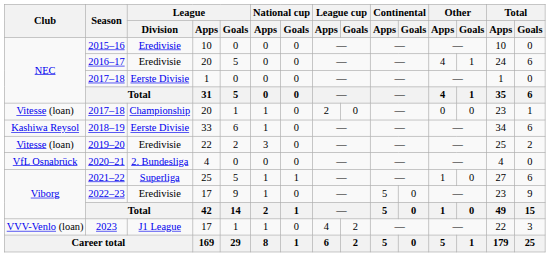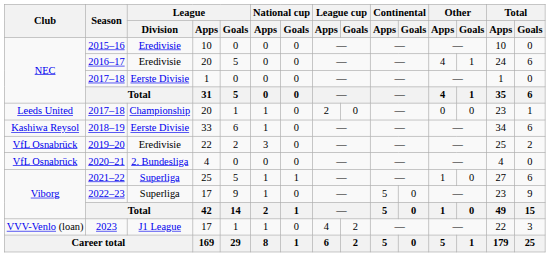(45, 111) Vitesse (loan) -> (45, 111) Leeds United
(45, 144) Vitesse (loan) -> (45, 144) VfL Osnabrück
(160, 194) Eredivisie -> (160, 194) Superliga
